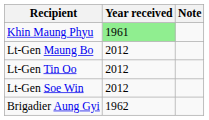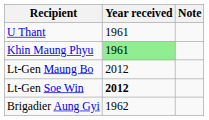+ row: (26, 32)
- row: (42, 69)
(117, 87) normal -> (117, 87) bold
